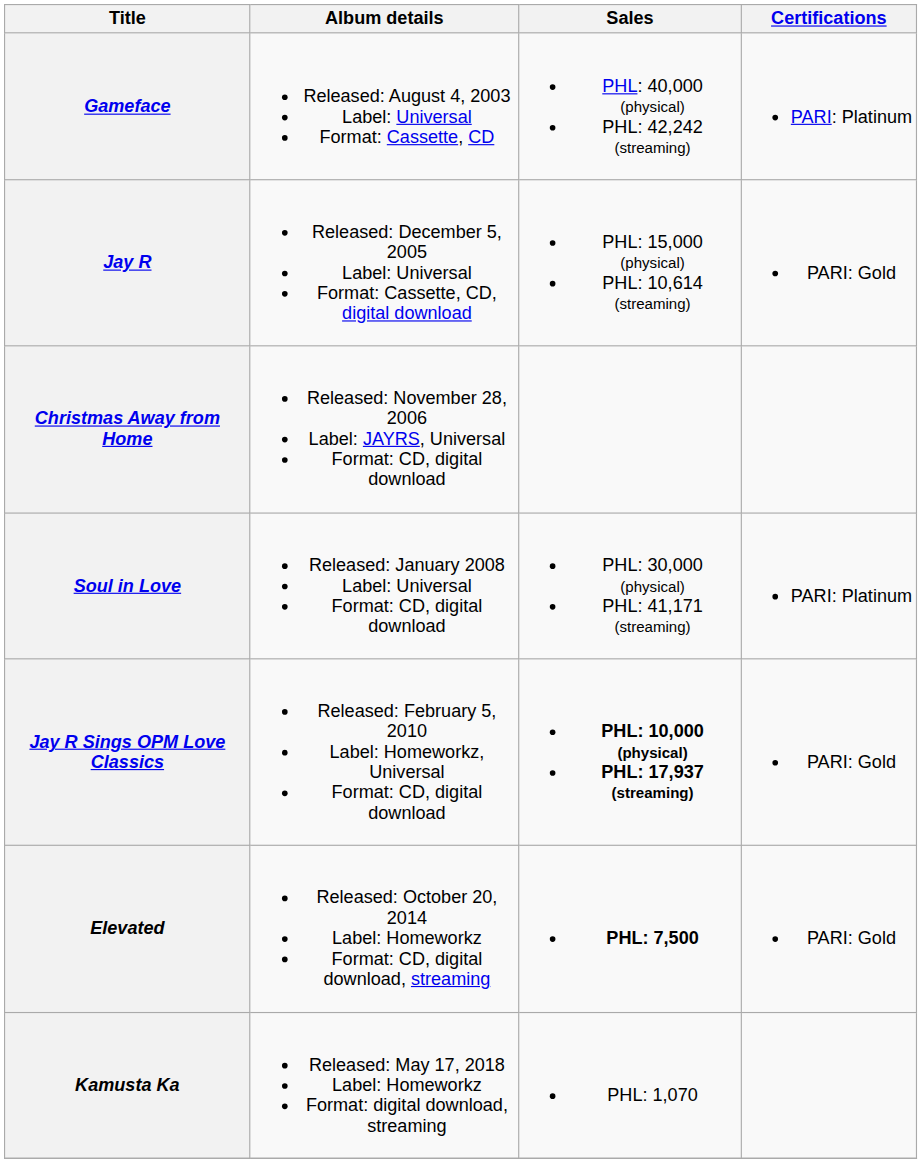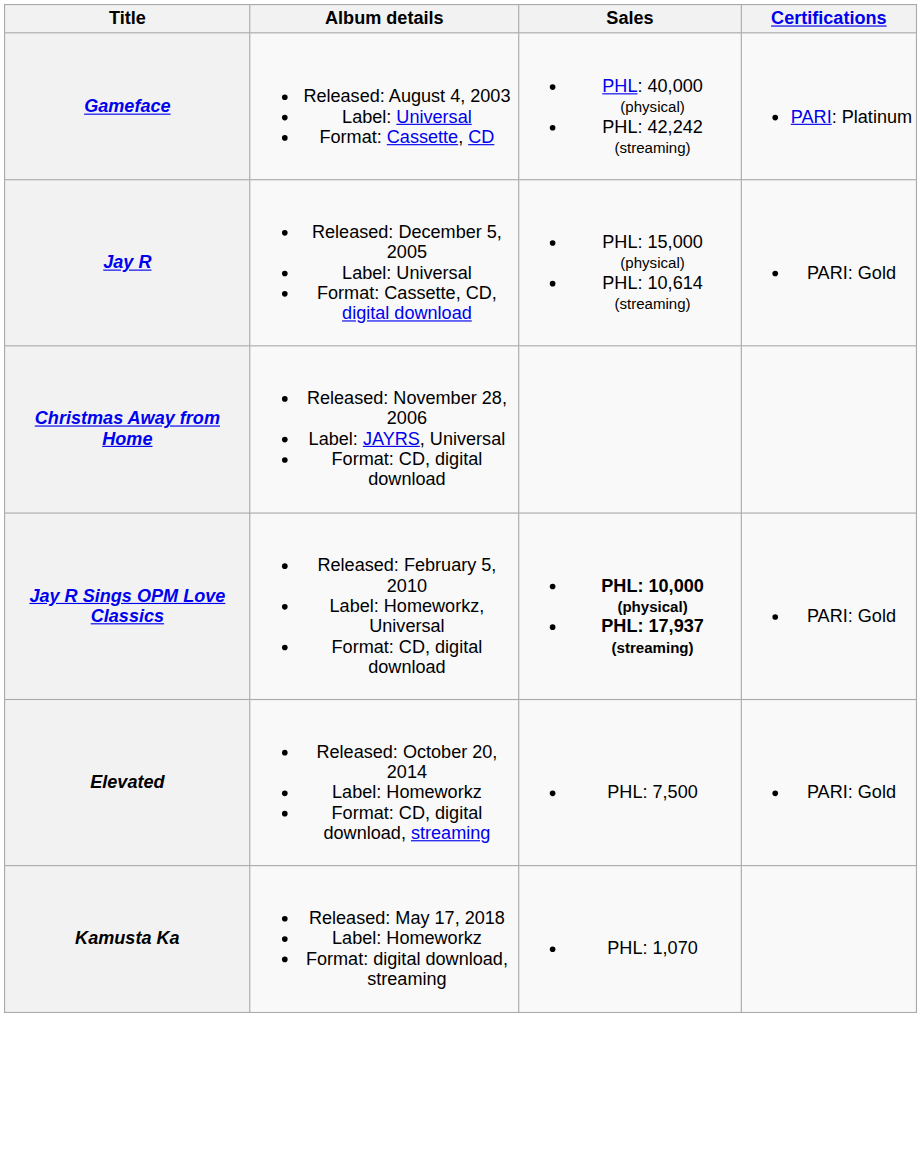- row: (127, 585)
(630, 939) bold -> (630, 793) normal
